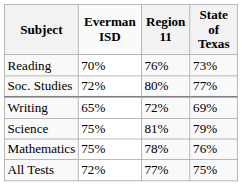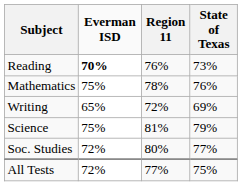(93, 65) normal -> (94, 65) bold
rows swapped: (41, 149) <-> (40, 86)
